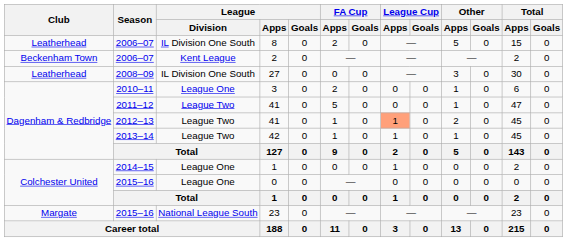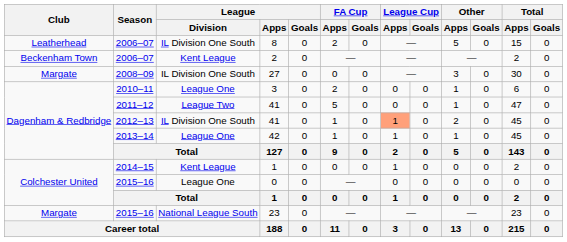(59, 74) Leatherhead -> (59, 74) Margate
(208, 120) League Two -> (208, 120) IL Division One South
(208, 136) League Two -> (208, 136) League One
(208, 167) League One -> (208, 167) Kent League
